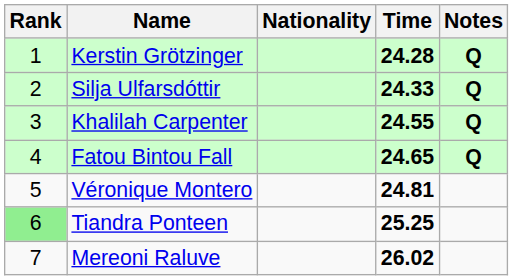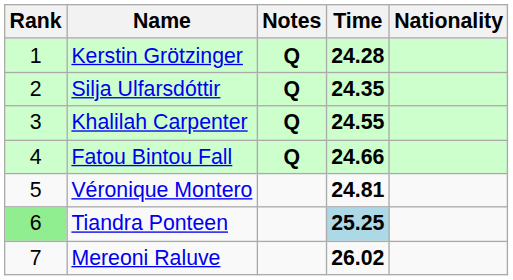columns swapped: (317, 21) <-> (473, 21)
(407, 88) 24.33 -> (358, 88) 24.35
(407, 156) 24.65 -> (358, 156) 24.66
(407, 223) no background -> (358, 223) lightblue background
